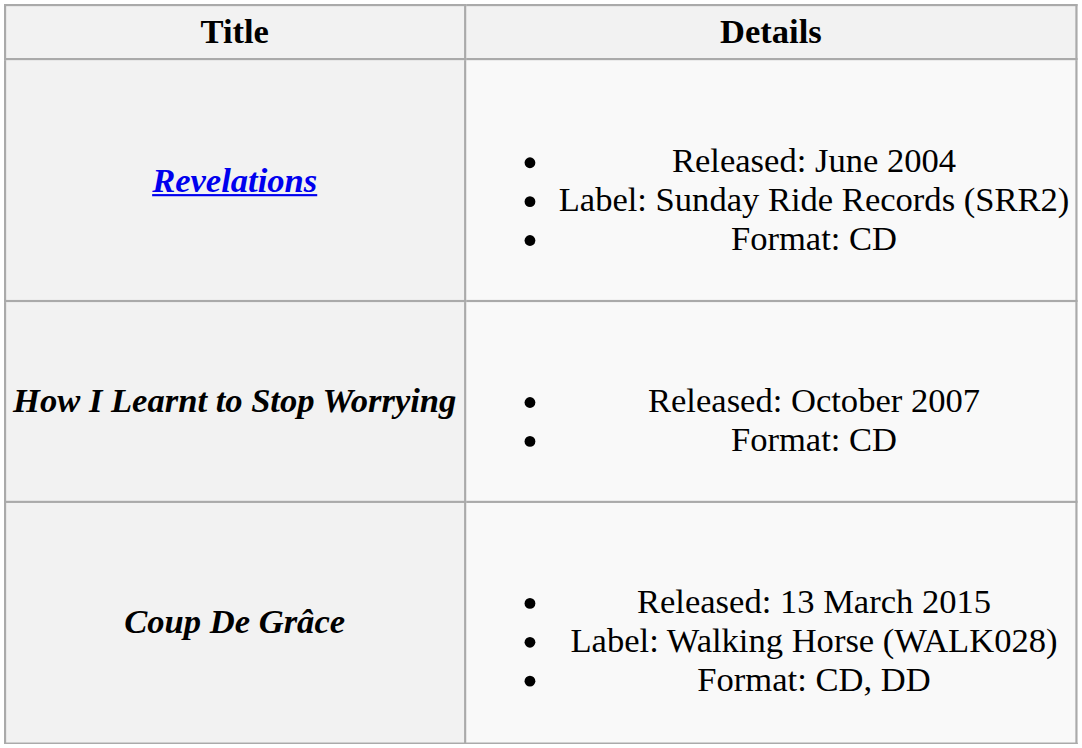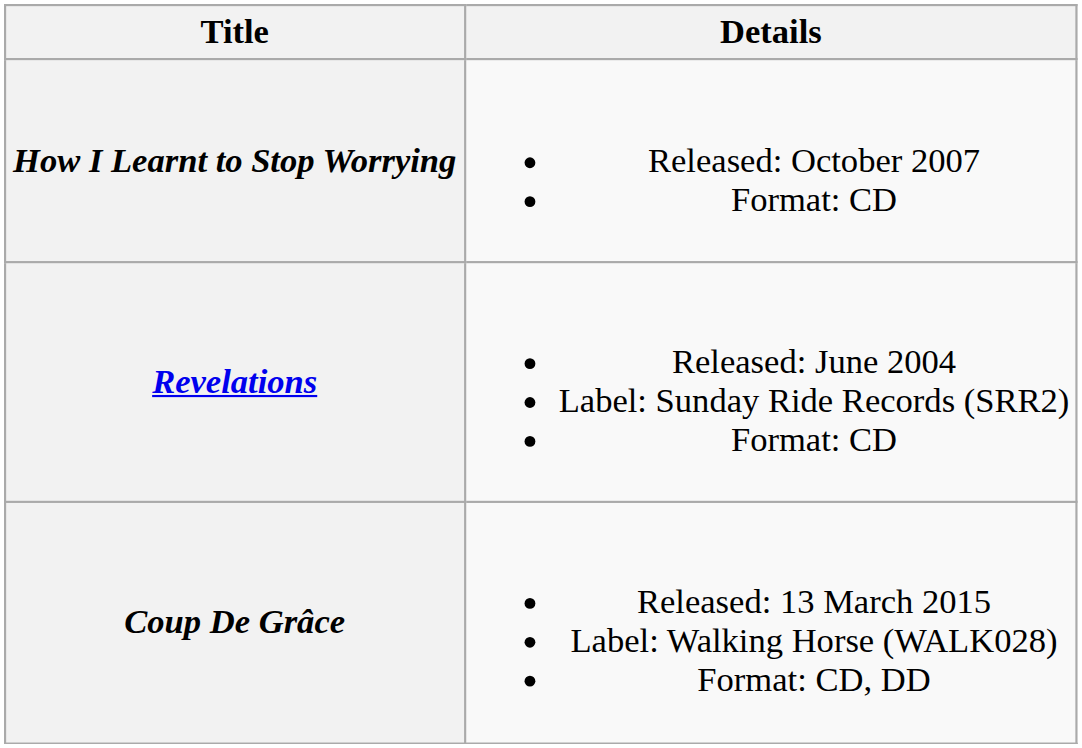rows swapped: (235, 179) <-> (235, 400)
